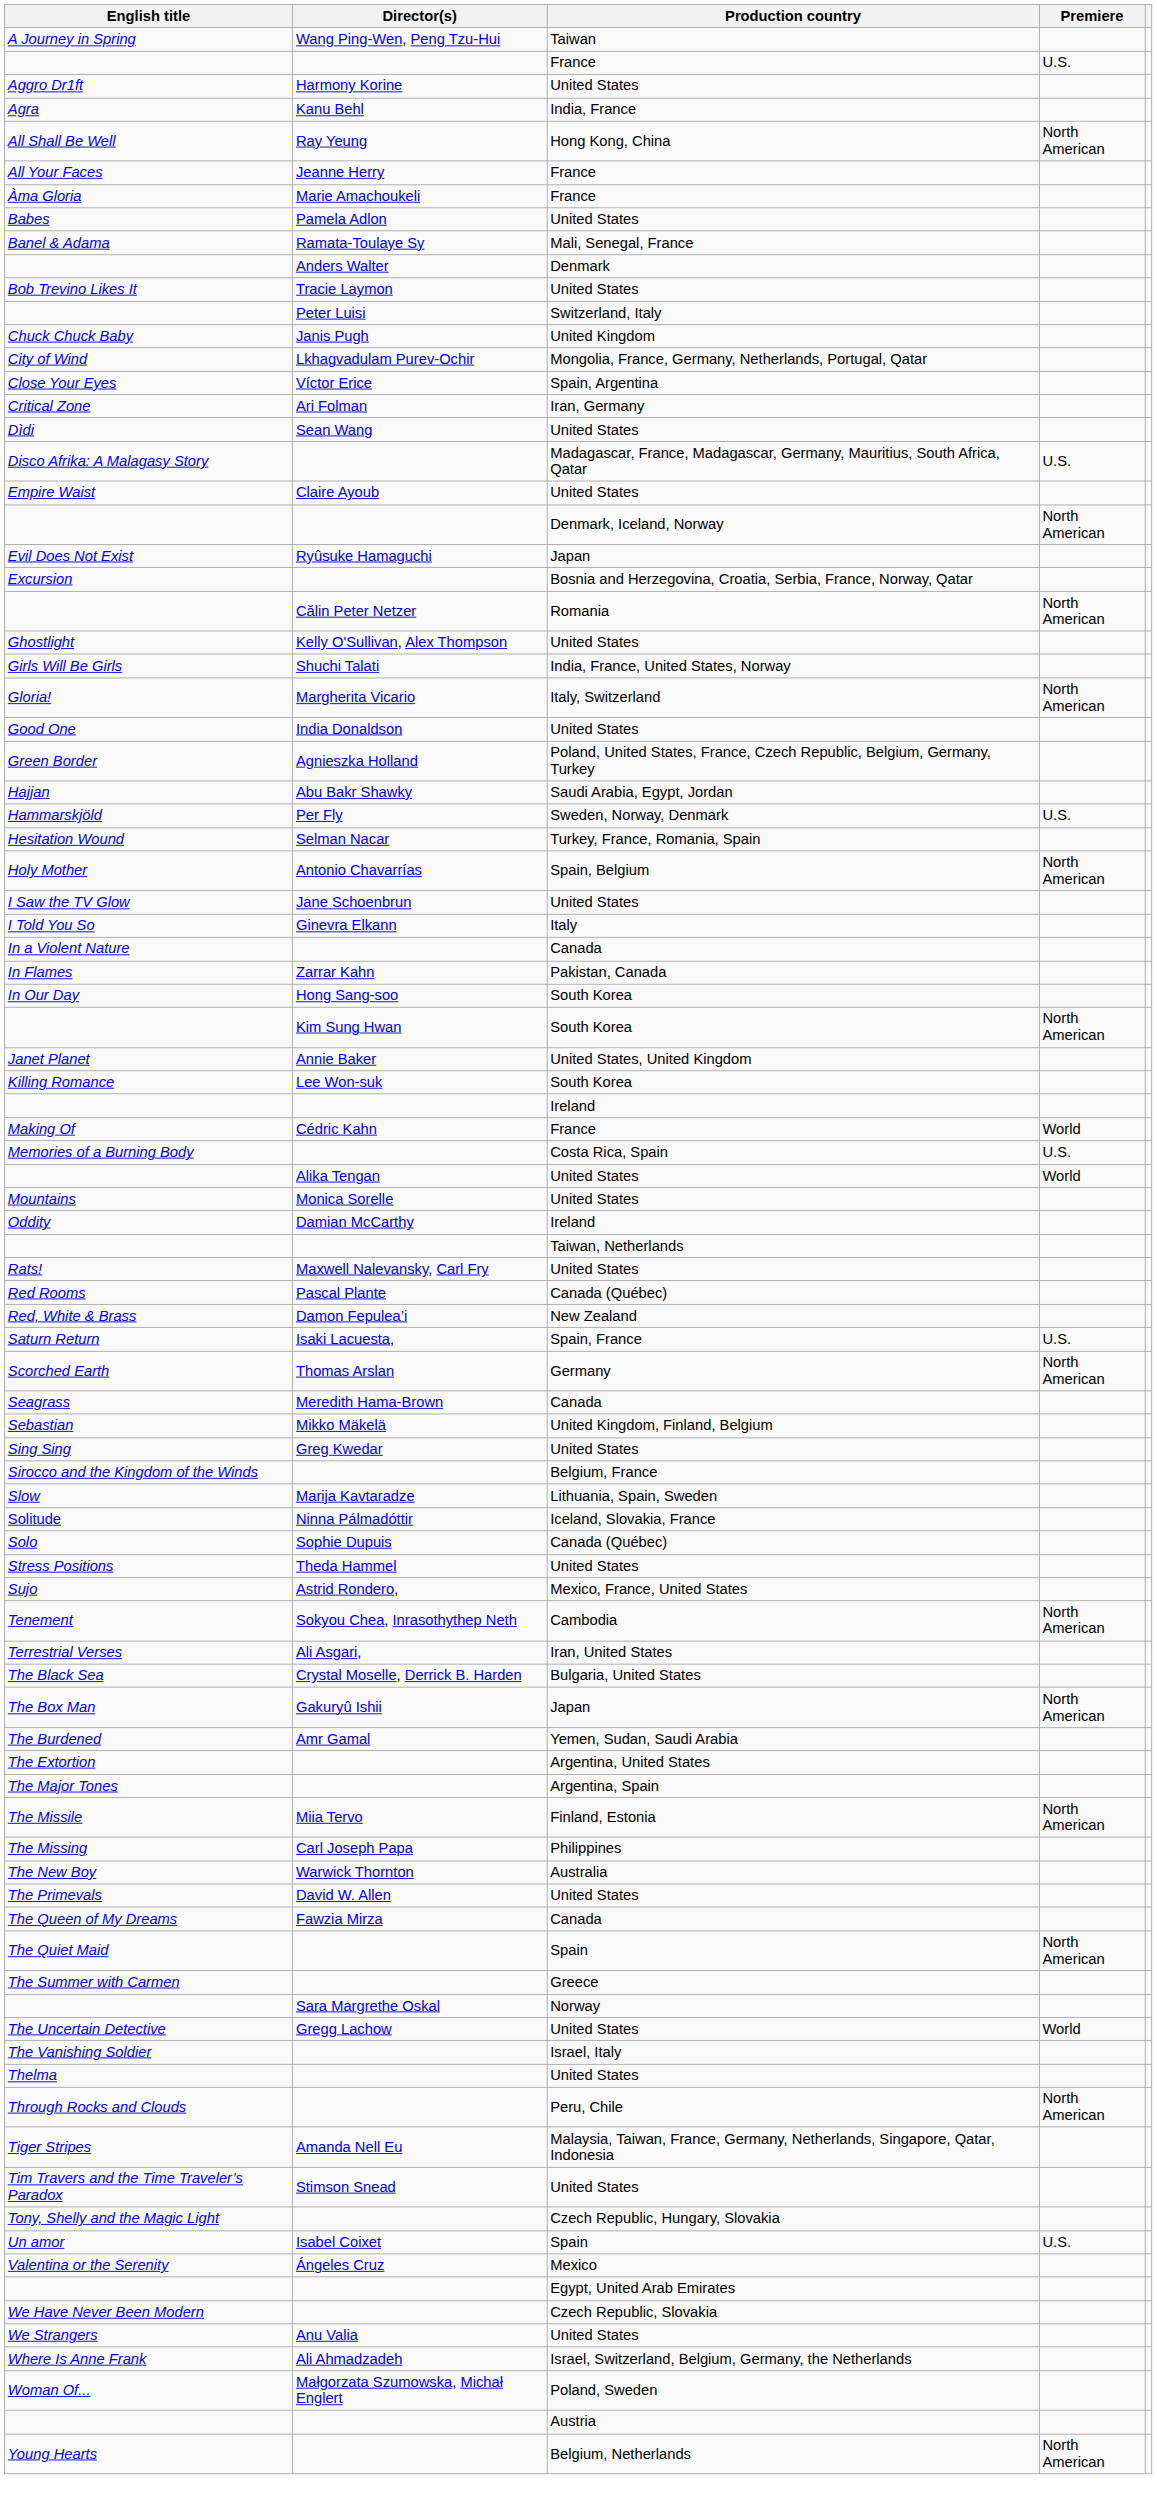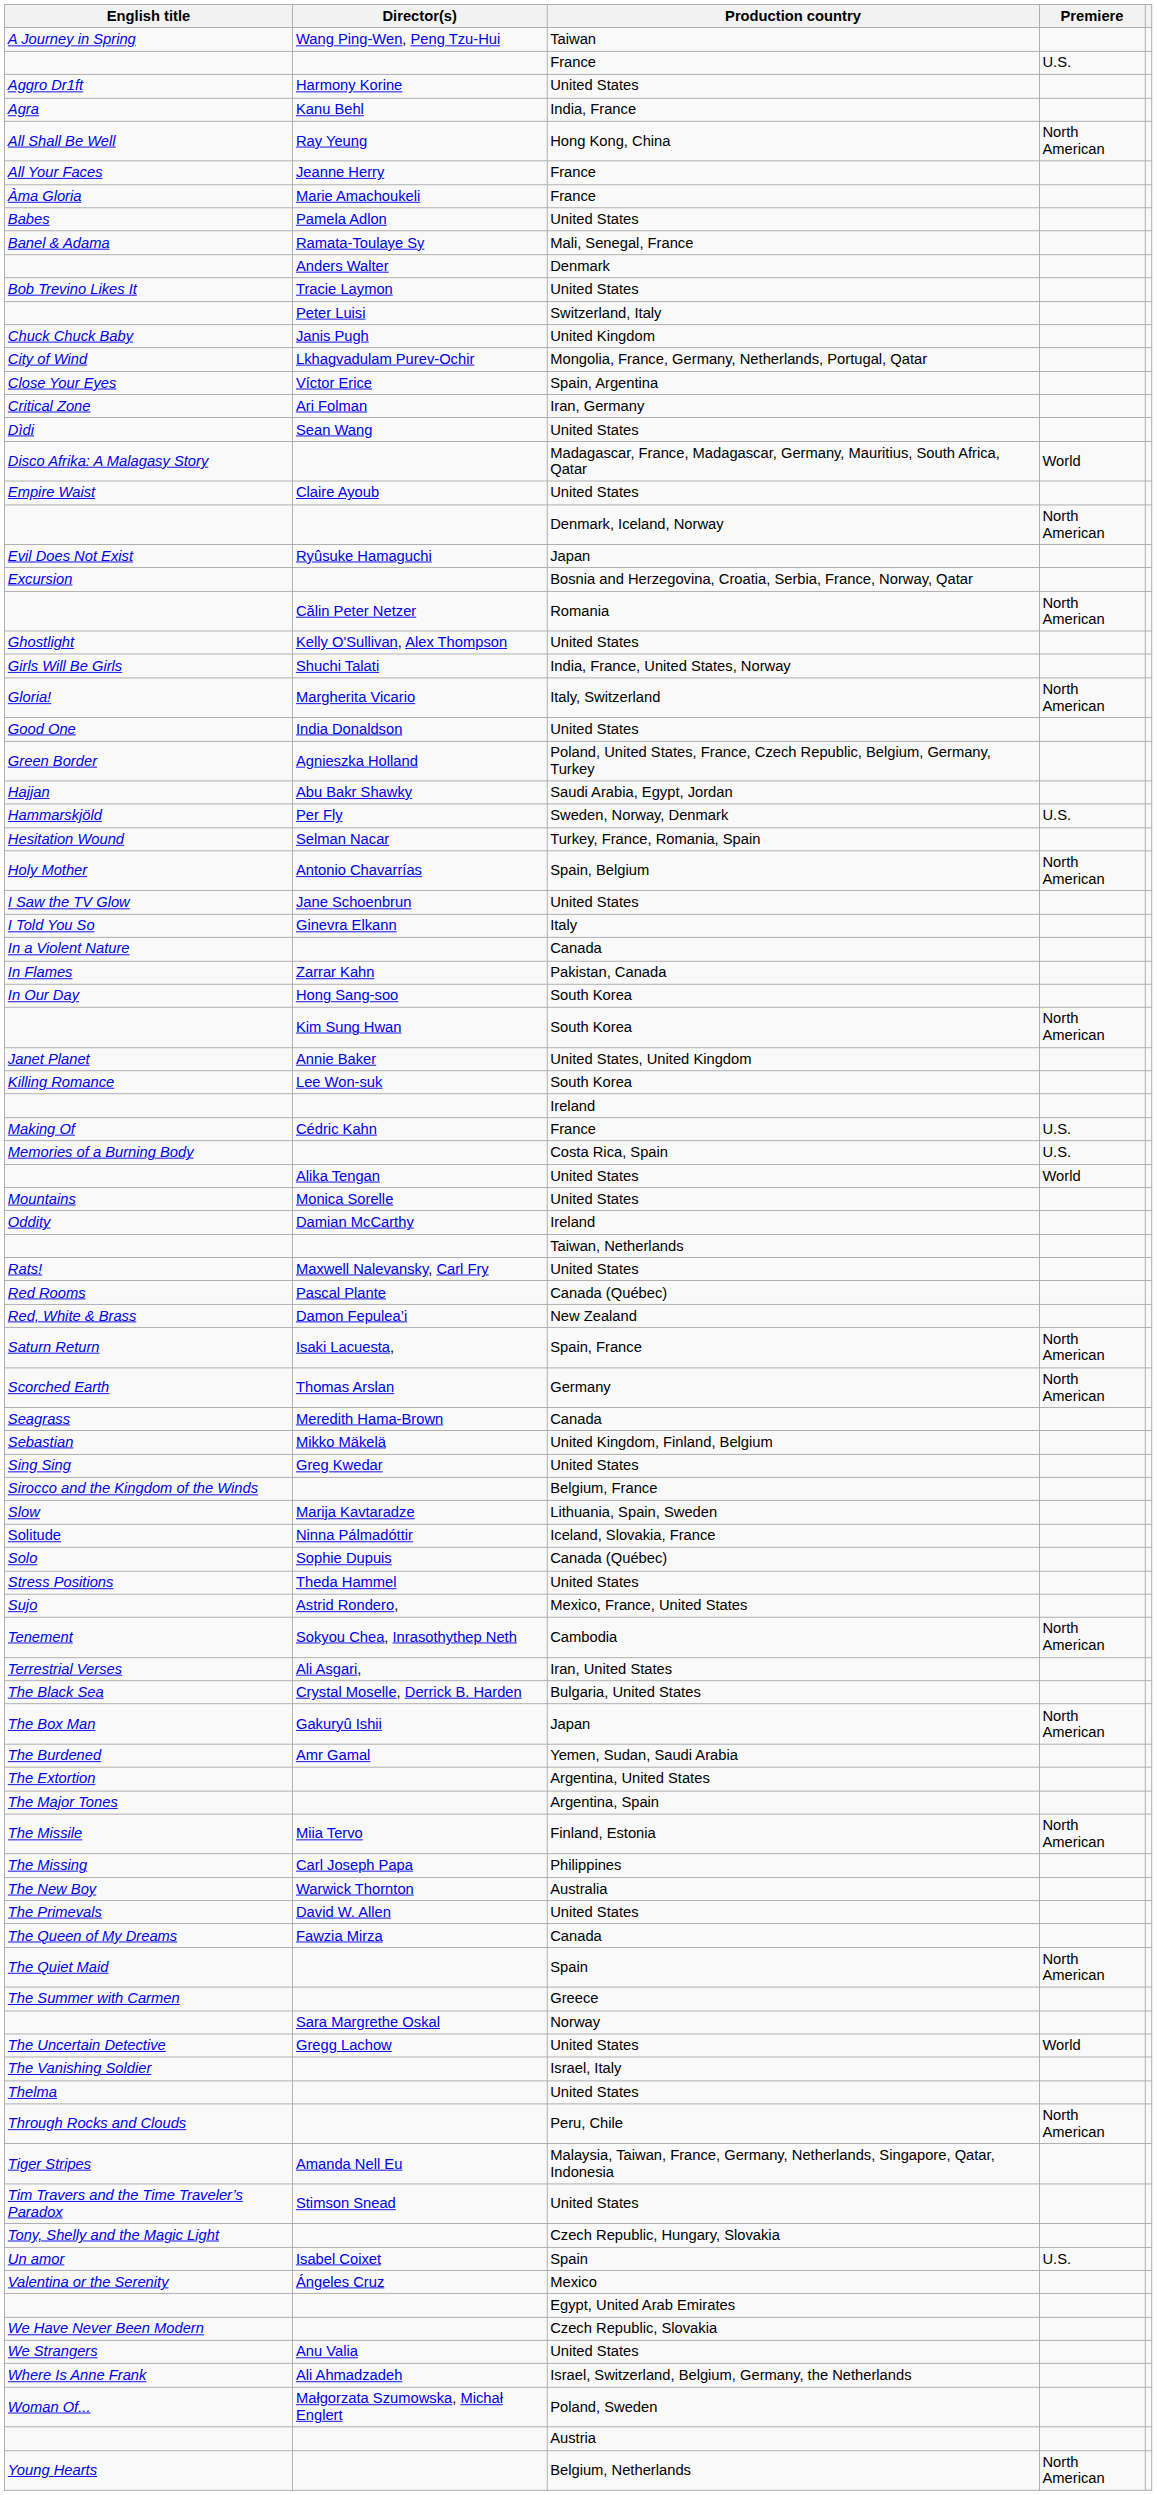(1057, 461) U.S. -> (1062, 461) World
(1062, 1129) World -> (1057, 1129) U.S.
(1057, 1339) U.S. -> (1074, 1347) North American
